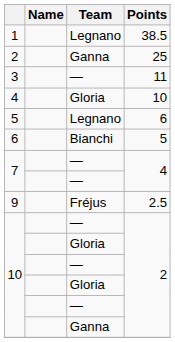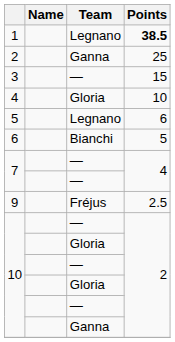(154, 35) normal -> (154, 35) bold
(160, 77) 11 -> (160, 77) 15
